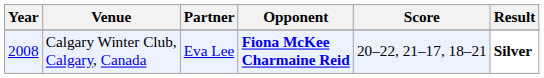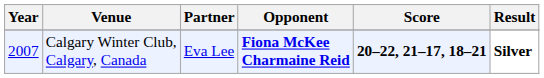(23, 51) 2008 -> (23, 51) 2007
(422, 51) normal -> (422, 51) bold
